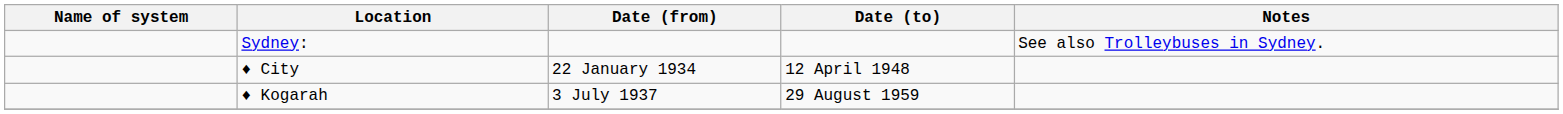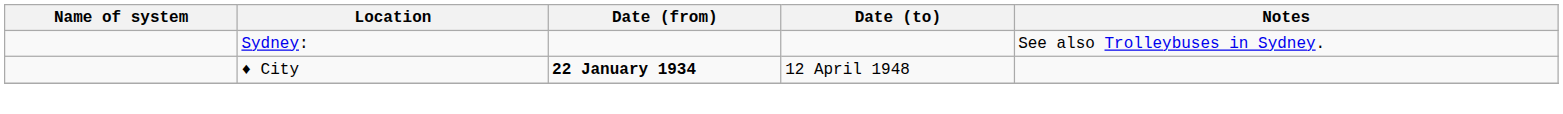(624, 70) normal -> (624, 70) bold
- row: (285, 96)
